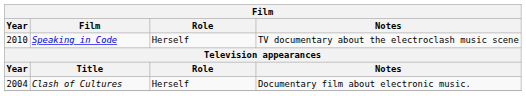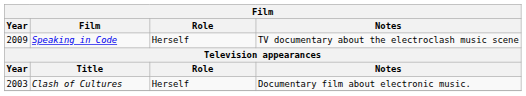(17, 40) 2010 -> (17, 40) 2009
(17, 84) 2004 -> (17, 84) 2003
